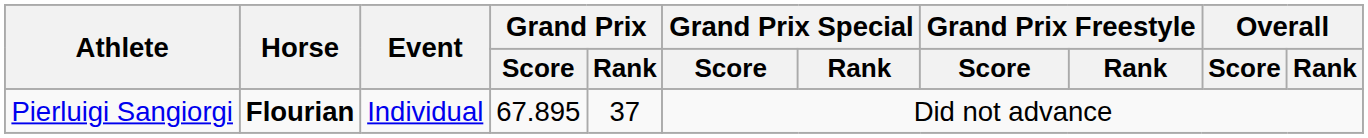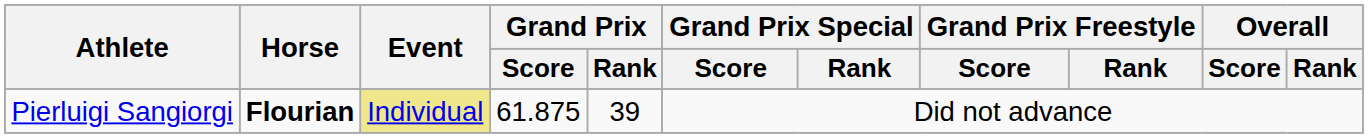(425, 112) no background -> (425, 112) khaki background
(538, 112) 67.895 -> (538, 112) 61.875
(625, 112) 37 -> (625, 112) 39
